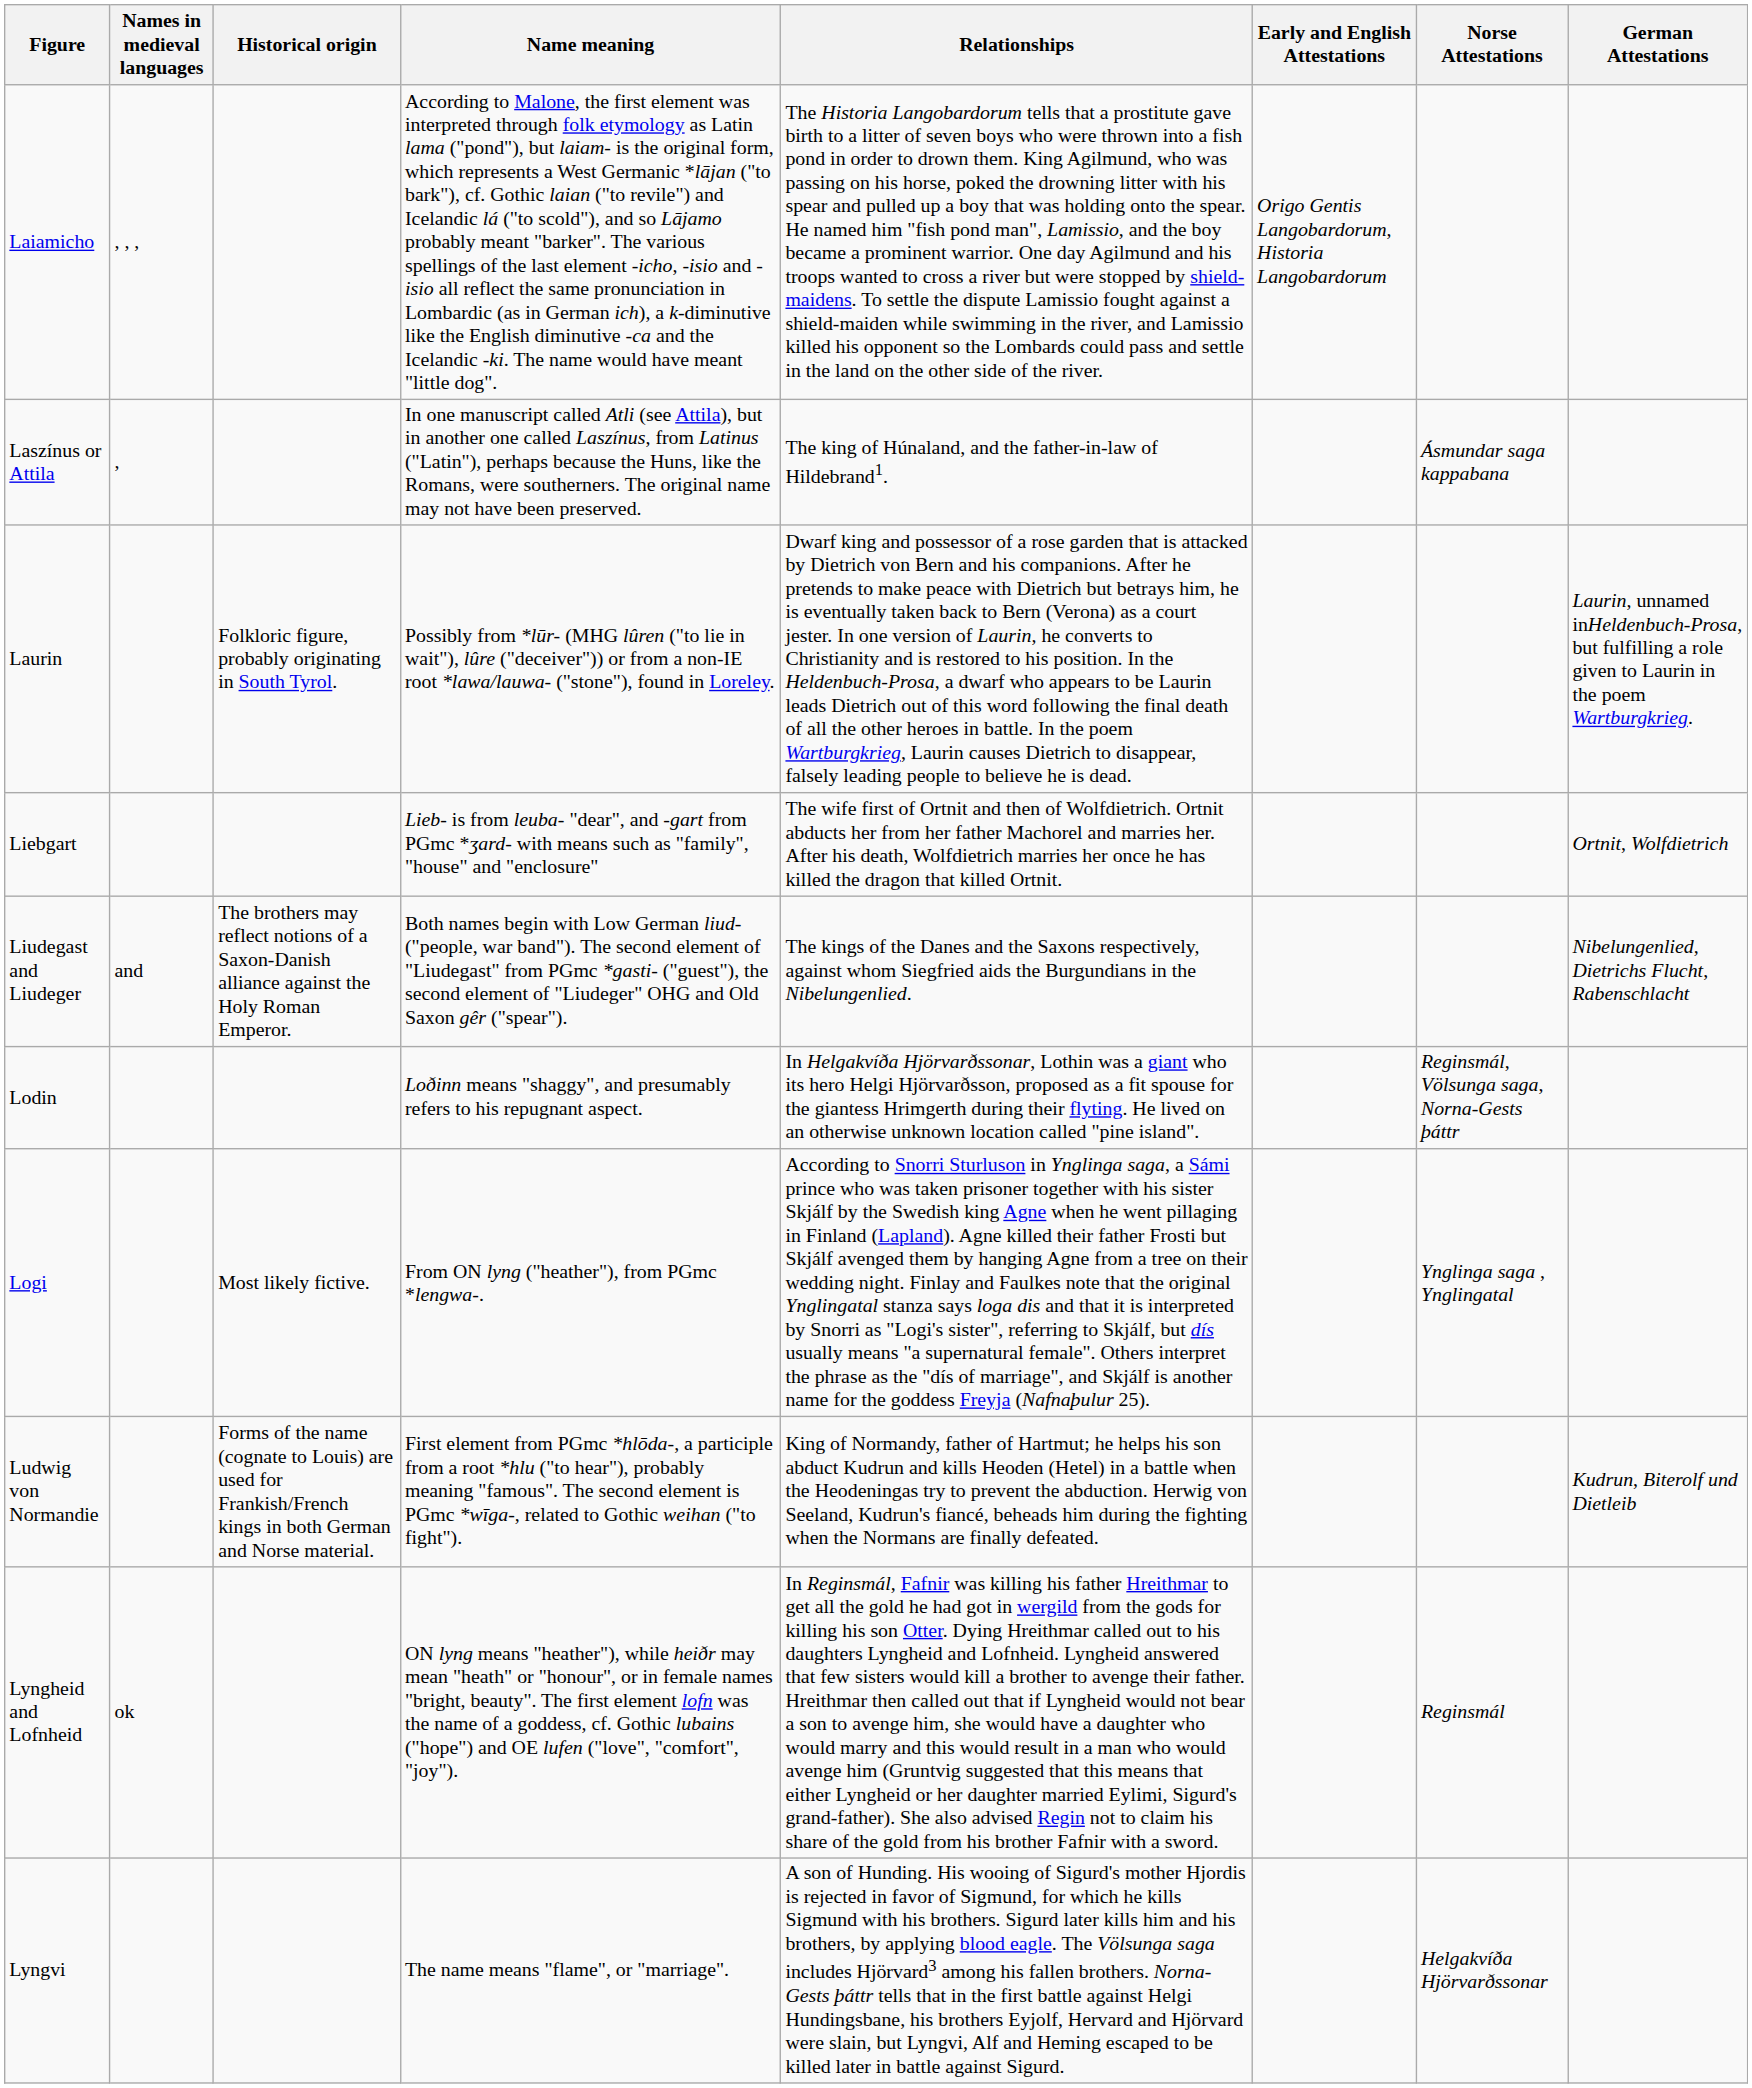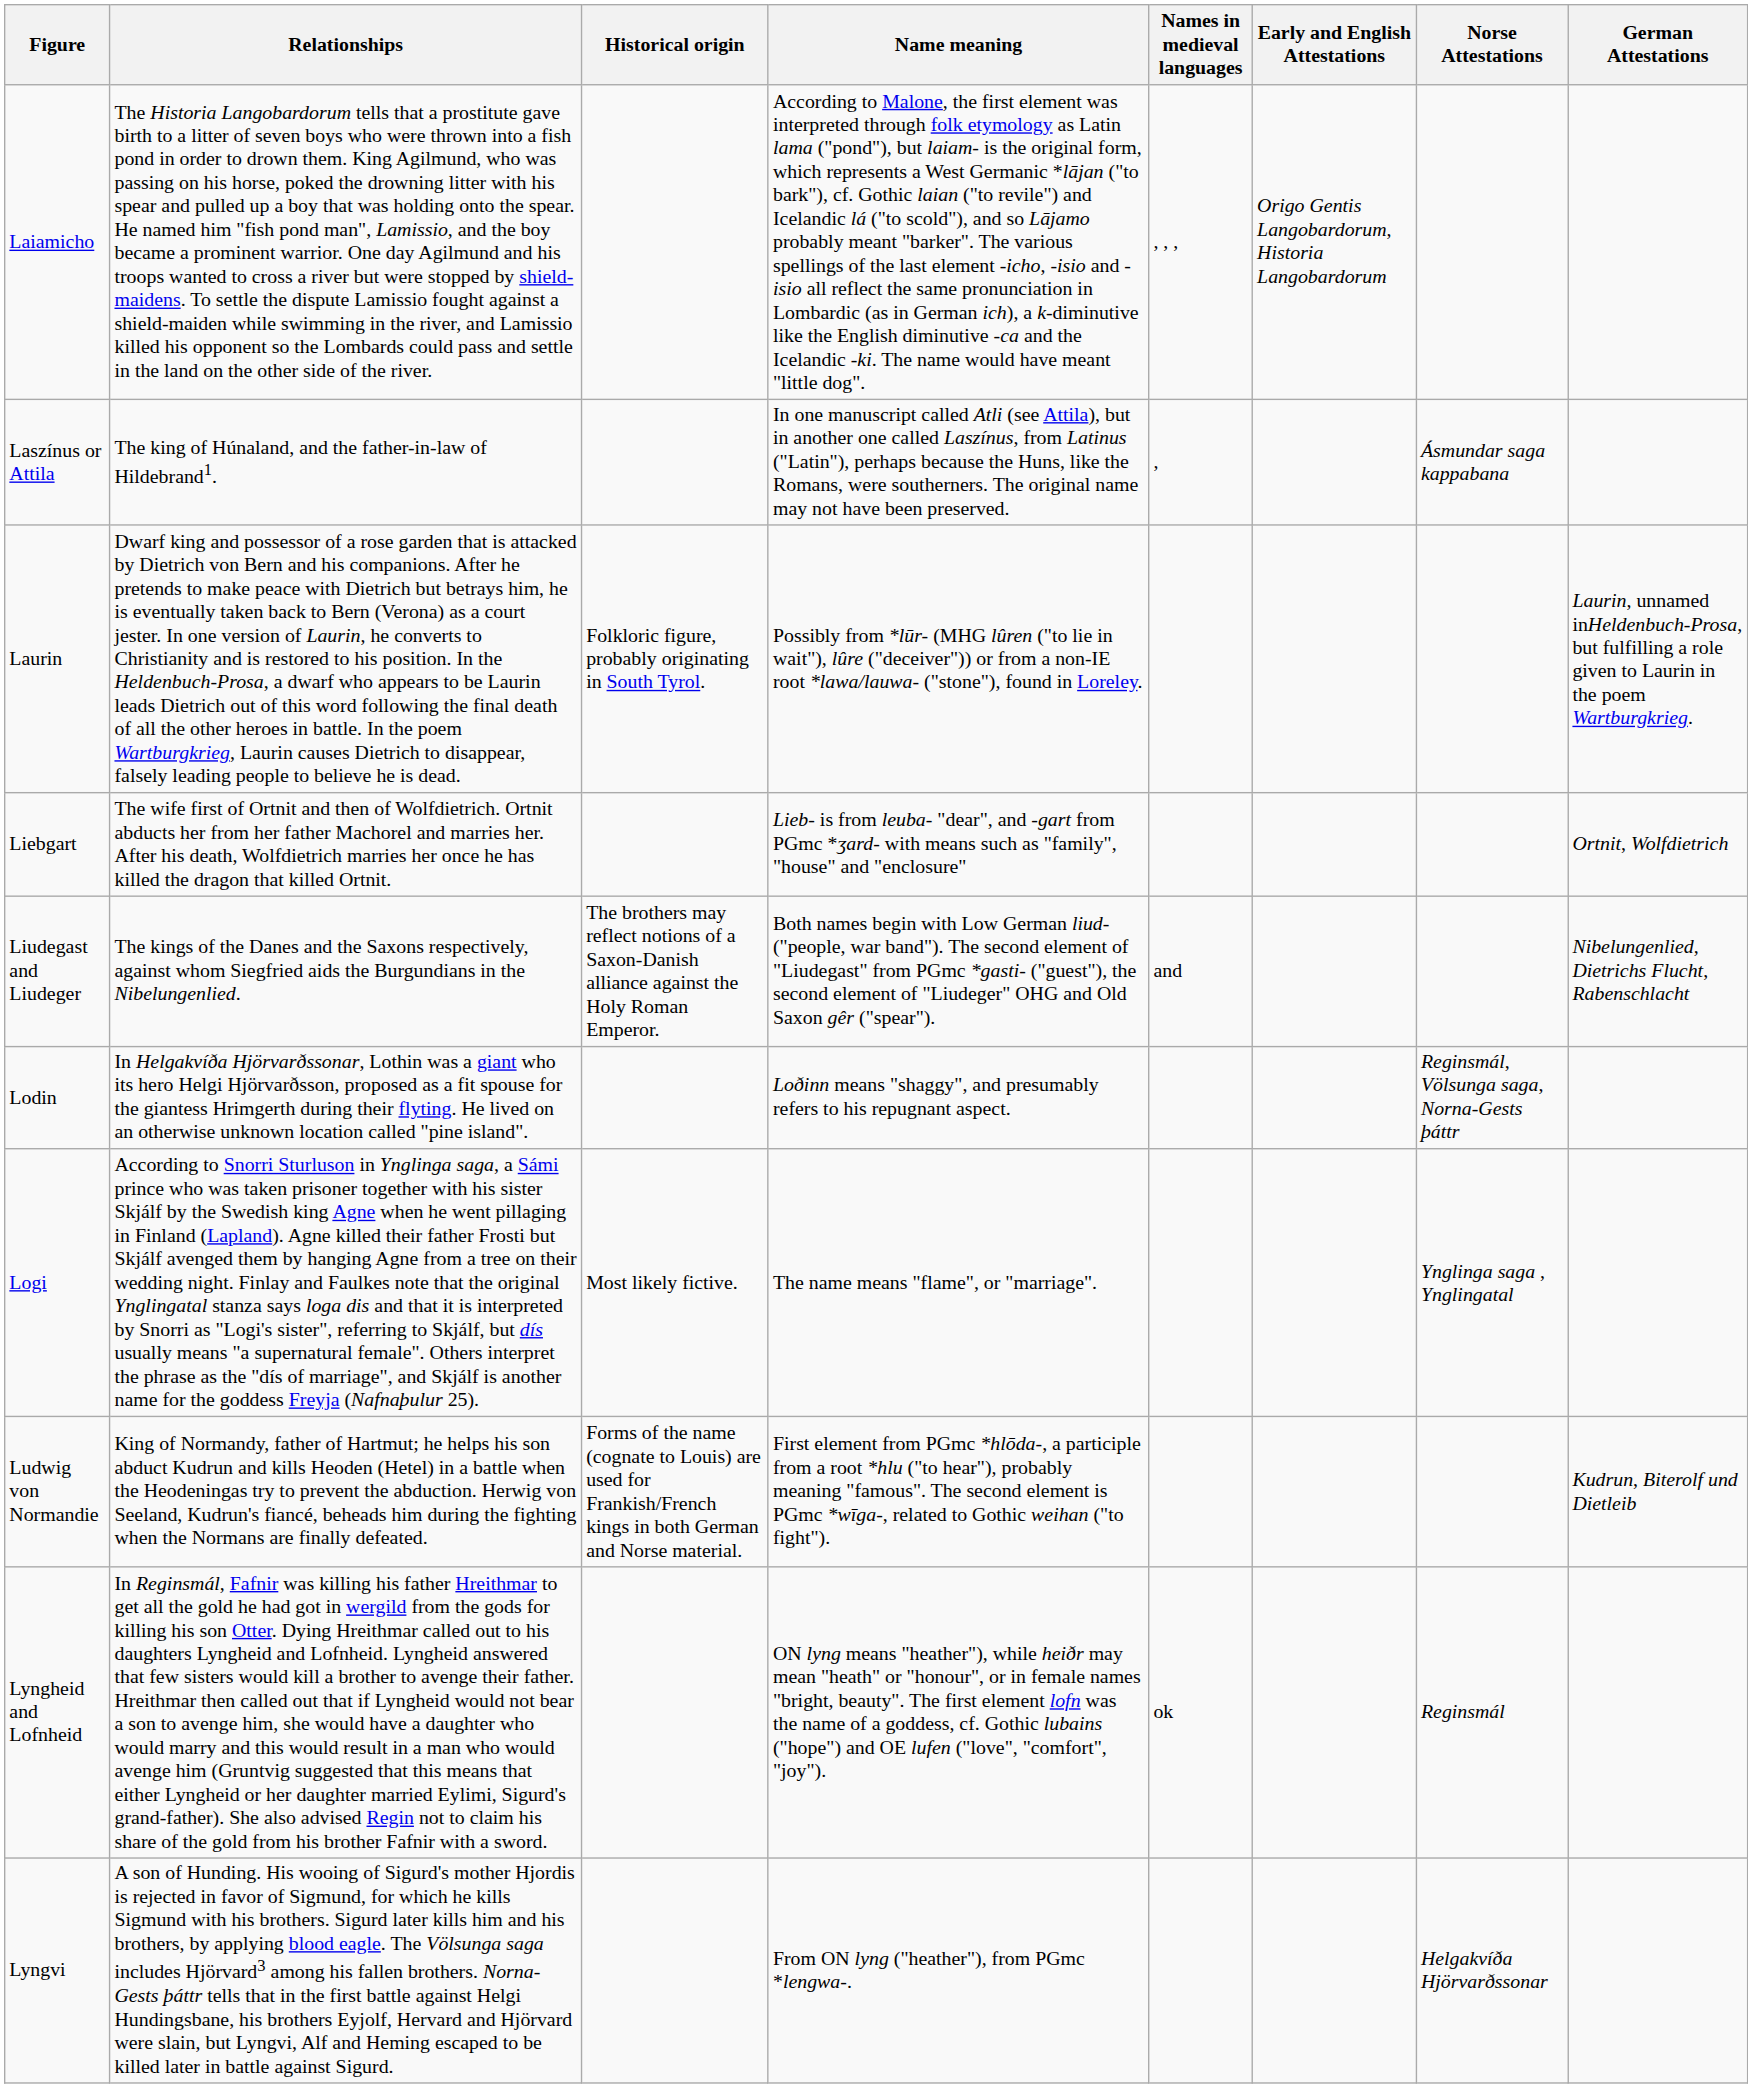columns swapped: (162, 44) <-> (1017, 44)
(561, 1282) From ON lyng ("heather"), from PGmc *lengwa-. -> (935, 1282) The name means "flame", or "marriage".
(567, 1970) The name means "flame", or "marriage". -> (929, 1970) From ON lyng ("heather"), from PGmc *lengwa-.
